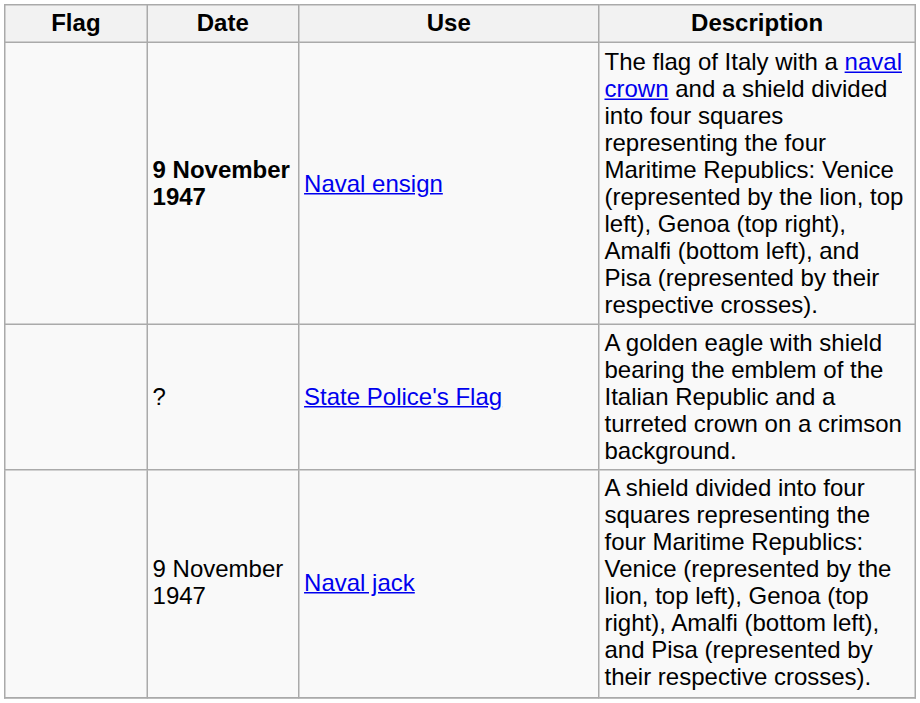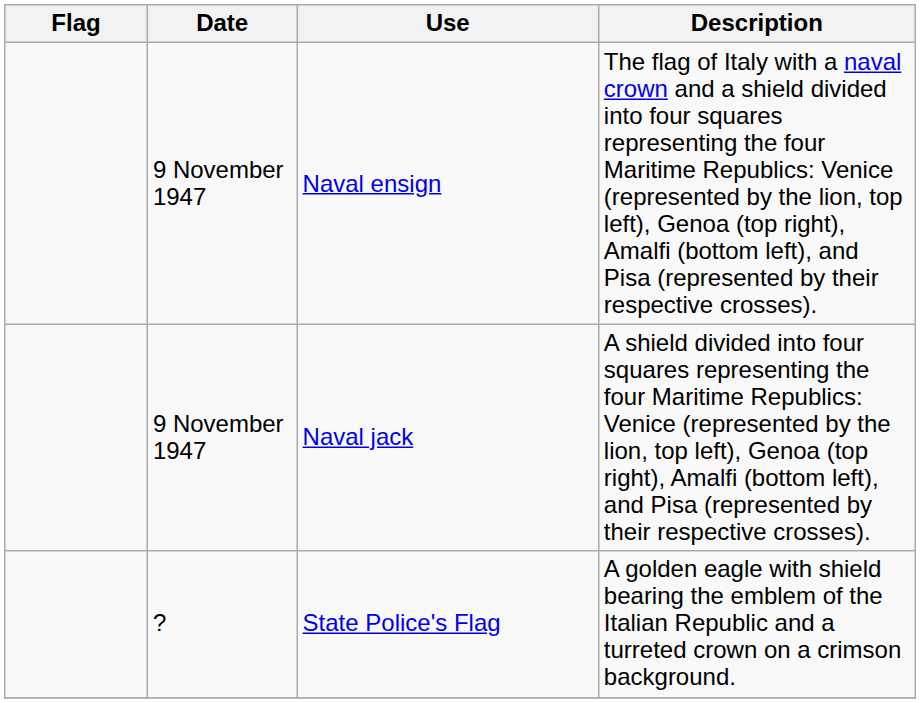(221, 183) bold -> (218, 183) normal
rows swapped: (359, 583) <-> (403, 396)
